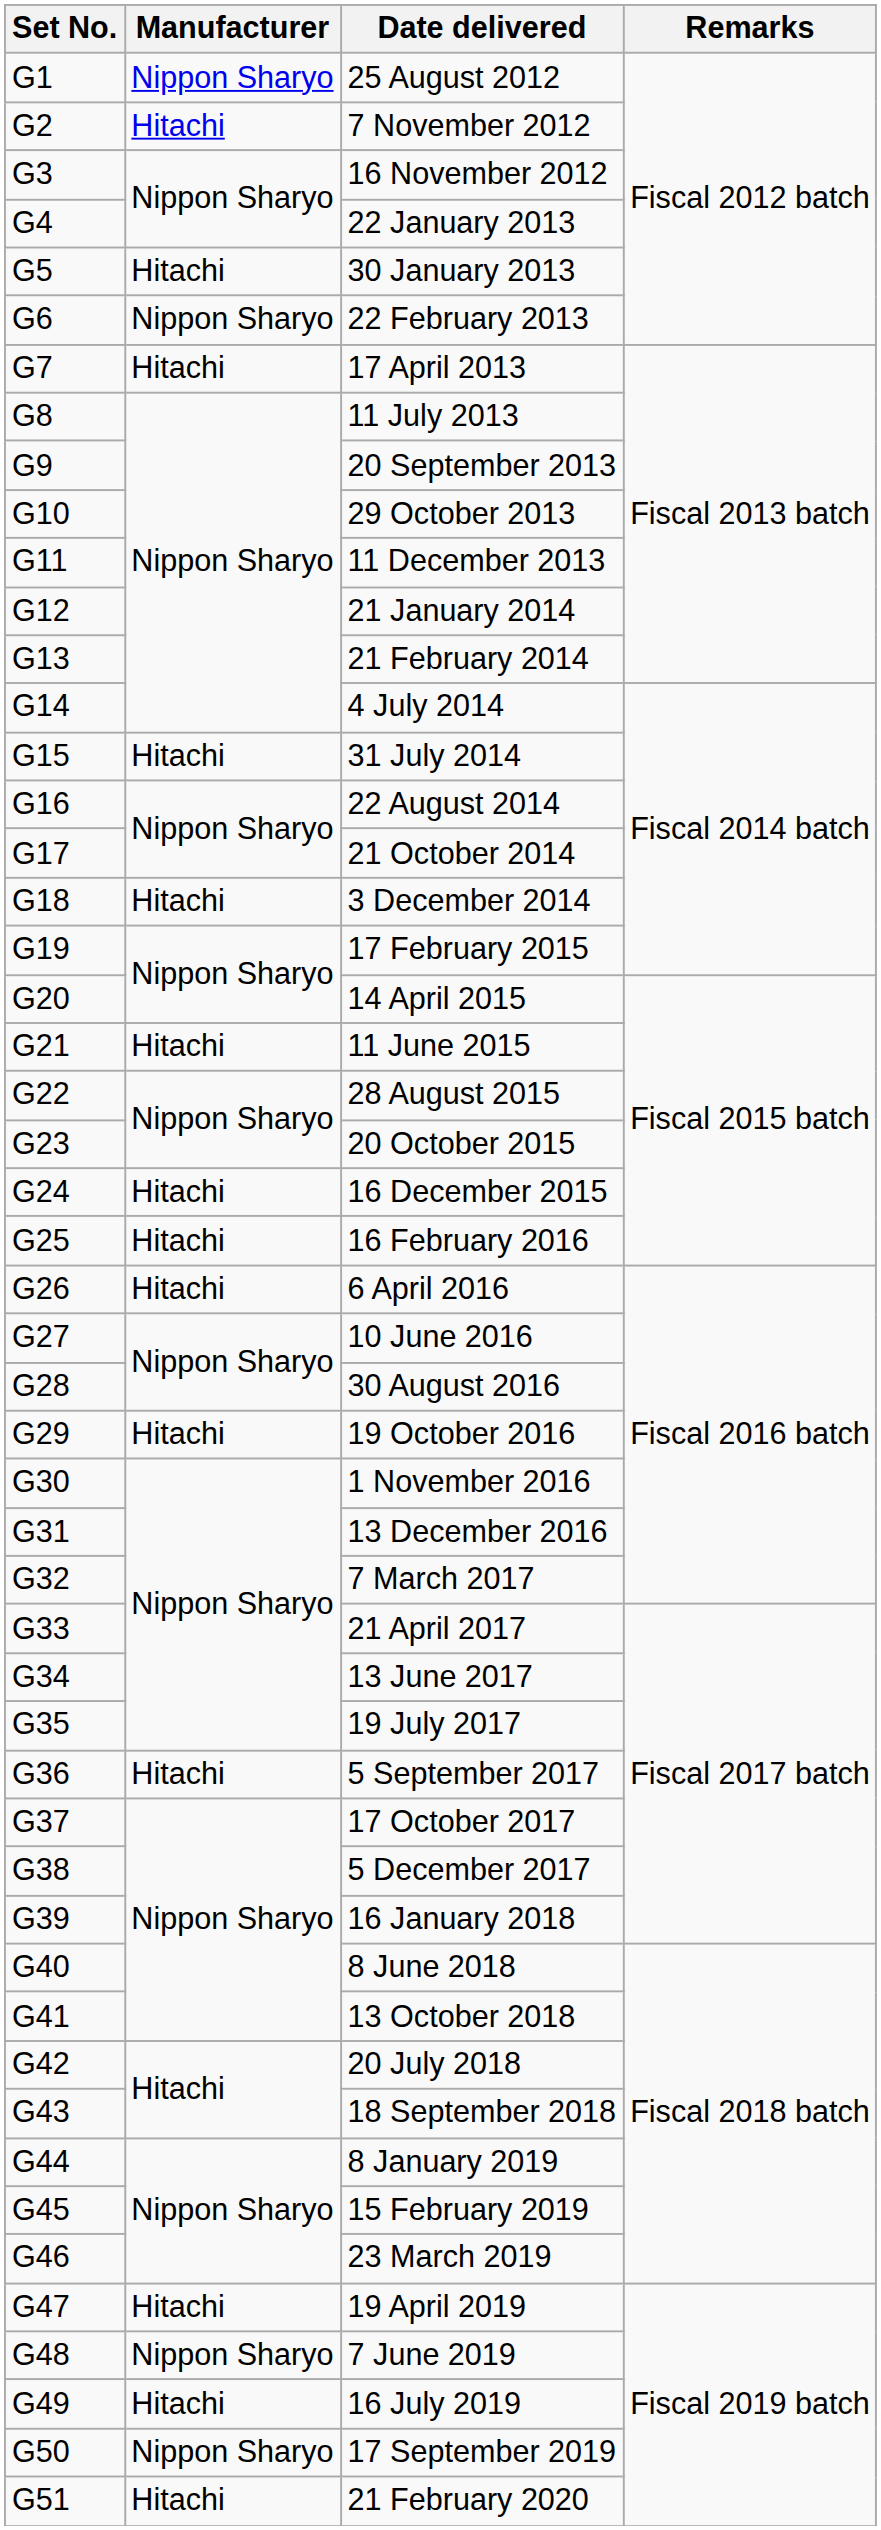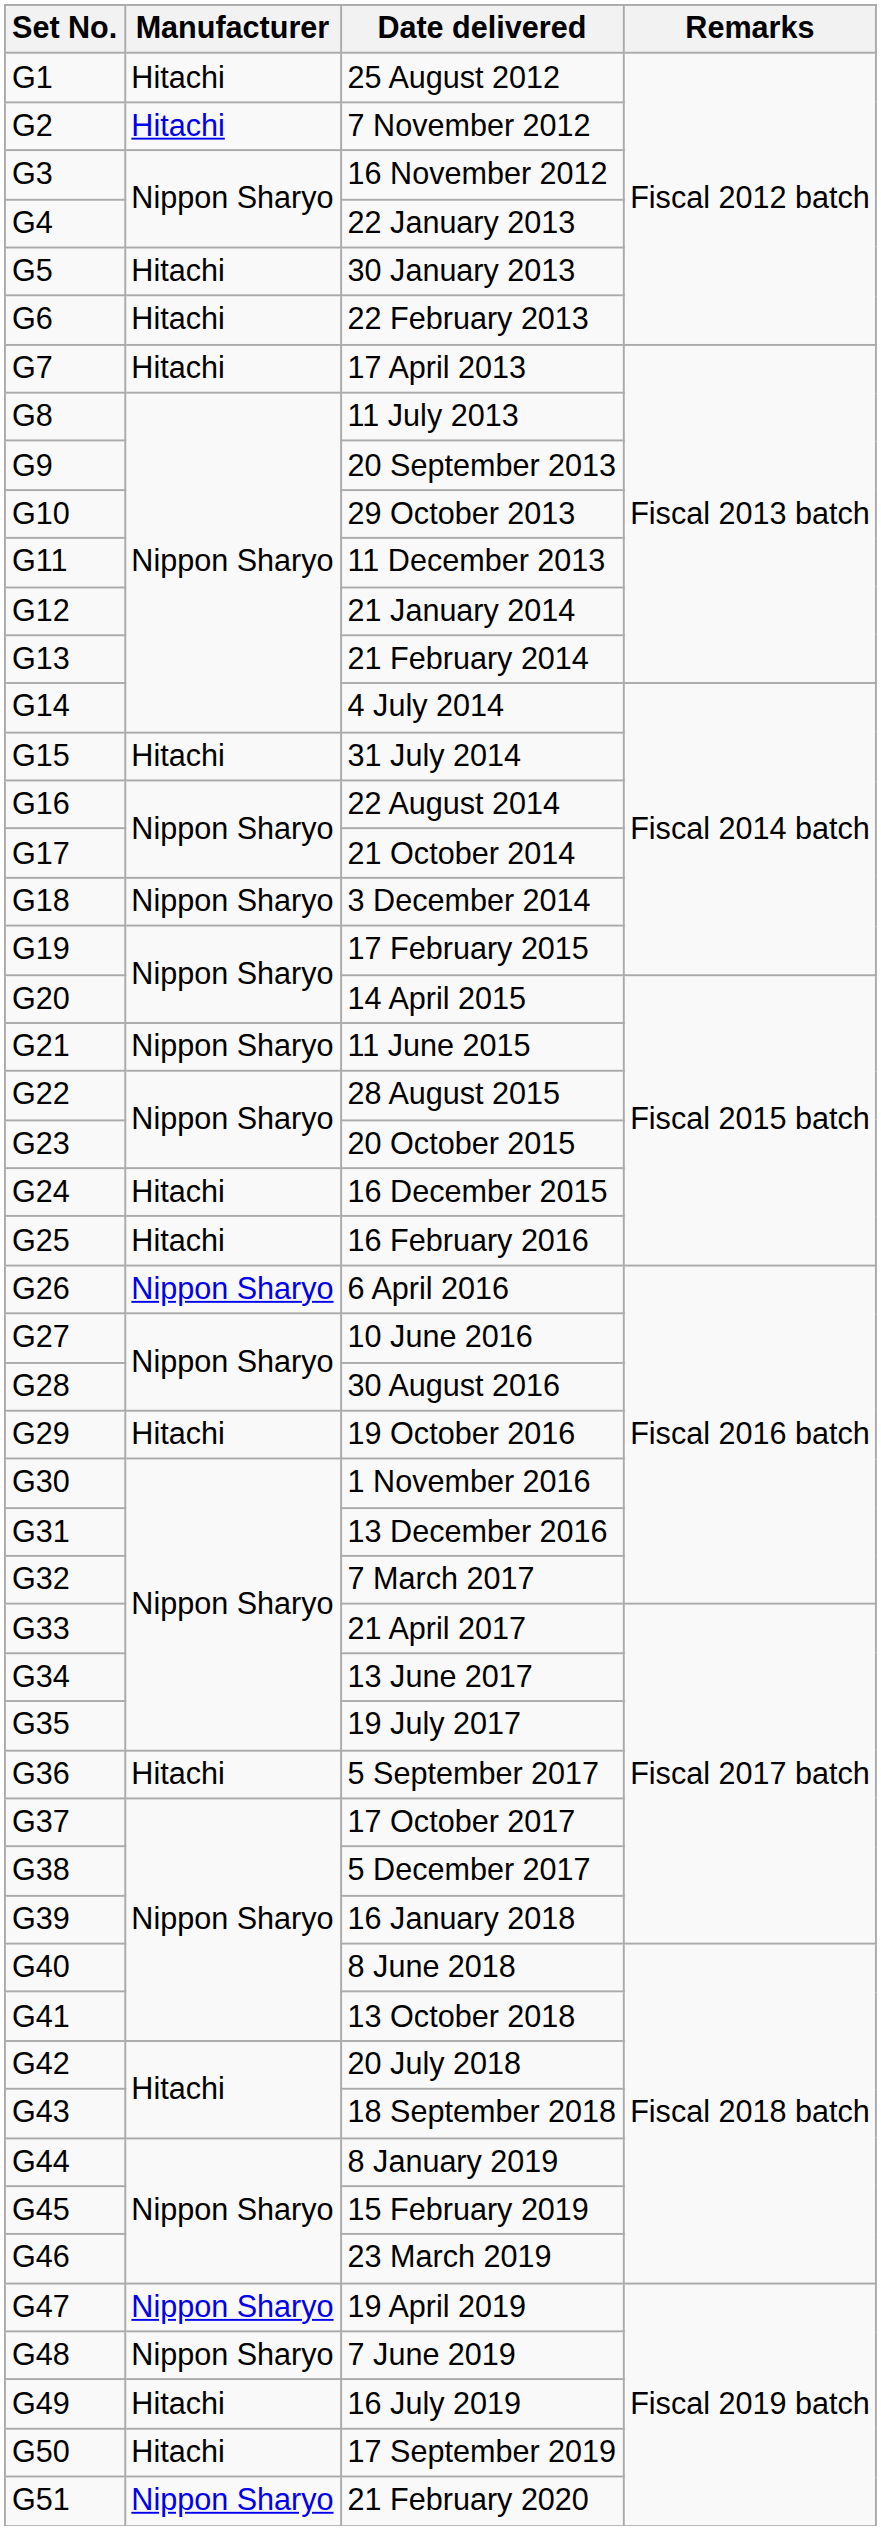(232, 77) Nippon Sharyo -> (178, 77) Hitachi
(232, 319) Nippon Sharyo -> (178, 319) Hitachi
(178, 901) Hitachi -> (232, 901) Nippon Sharyo
(178, 1046) Hitachi -> (232, 1046) Nippon Sharyo
(178, 1288) Hitachi -> (232, 1288) Nippon Sharyo
(178, 2306) Hitachi -> (232, 2306) Nippon Sharyo
(232, 2452) Nippon Sharyo -> (178, 2452) Hitachi
(178, 2500) Hitachi -> (232, 2500) Nippon Sharyo
